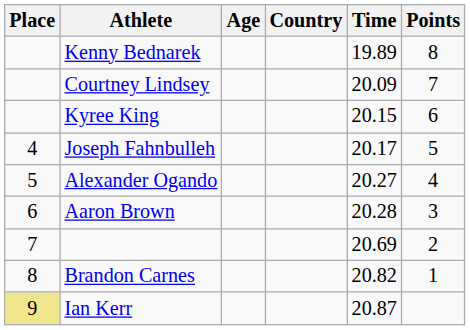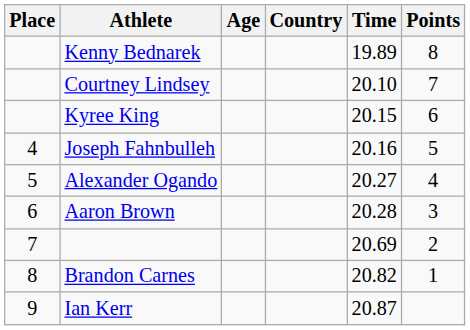(374, 84) 20.09 -> (374, 84) 20.10
(374, 148) 20.17 -> (374, 148) 20.16
(32, 308) khaki background -> (32, 308) no background
